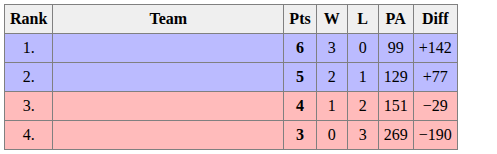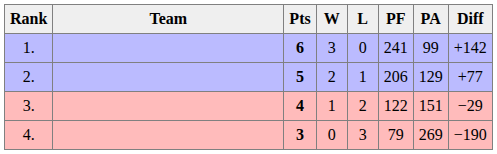+ column: (396, 18)
